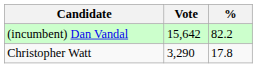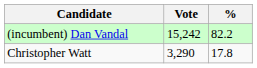(184, 33) 15,642 -> (184, 33) 15,242
